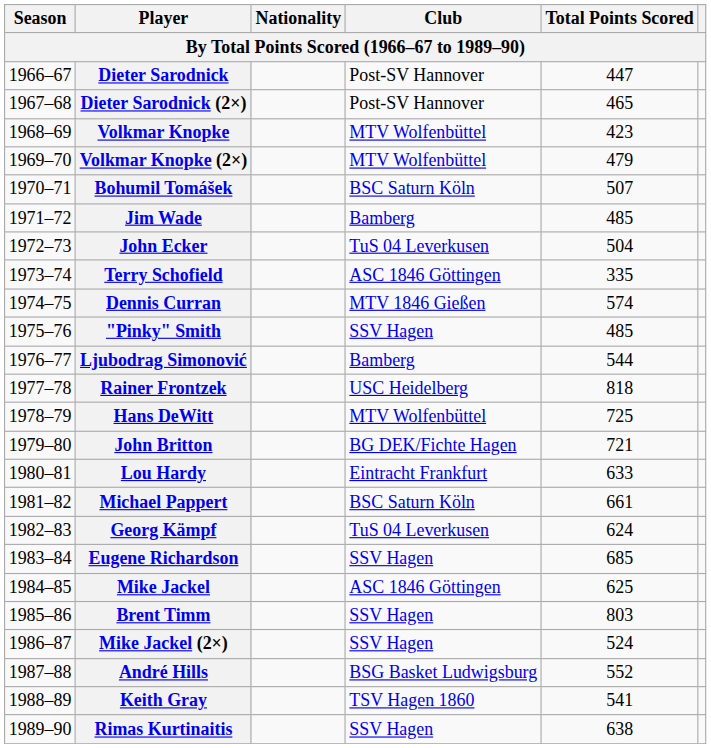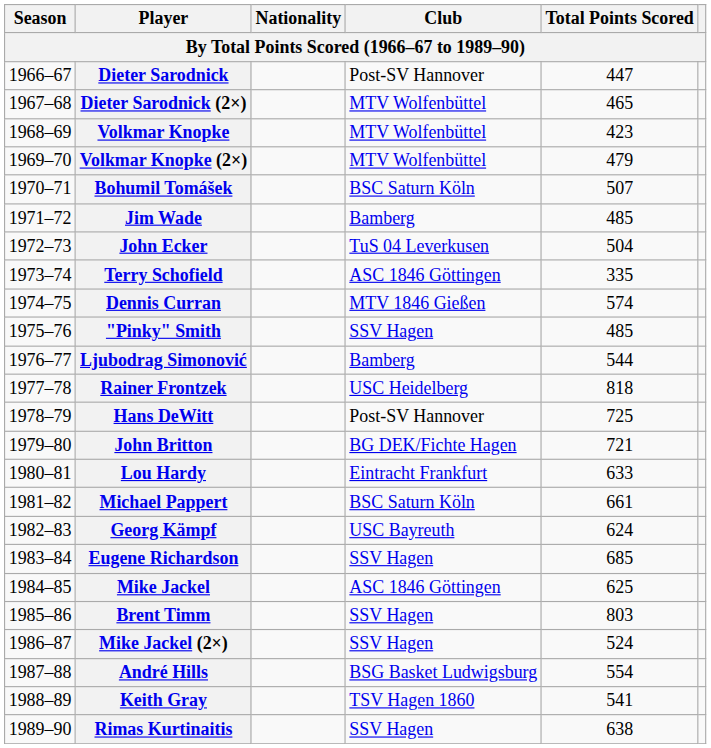(417, 103) Post-SV Hannover -> (418, 103) MTV Wolfenbüttel
(418, 416) MTV Wolfenbüttel -> (417, 416) Post-SV Hannover
(419, 530) TuS 04 Leverkusen -> (402, 530) USC Bayreuth
(620, 672) 552 -> (620, 672) 554
